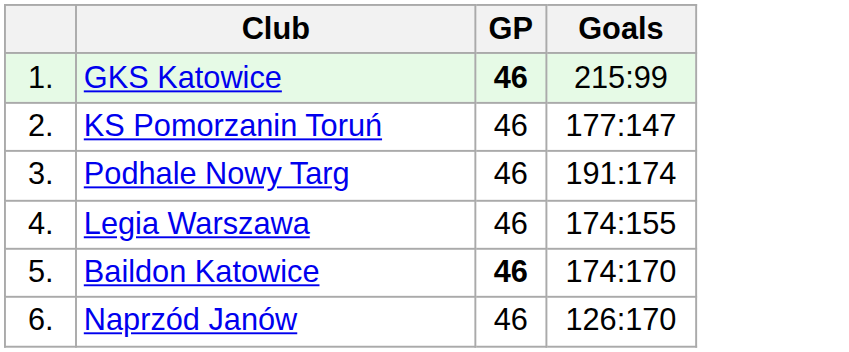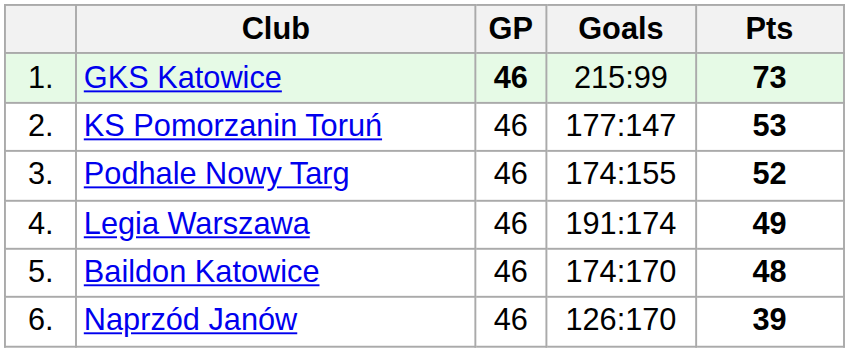+ column: (769, 28)
(621, 175) 191:174 -> (621, 175) 174:155
(621, 223) 174:155 -> (621, 223) 191:174
(511, 272) bold -> (511, 272) normal
